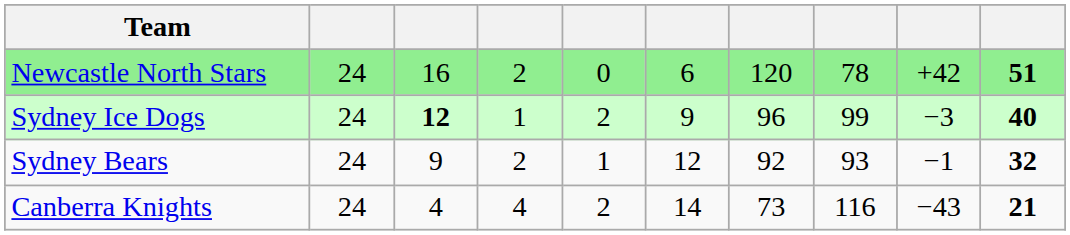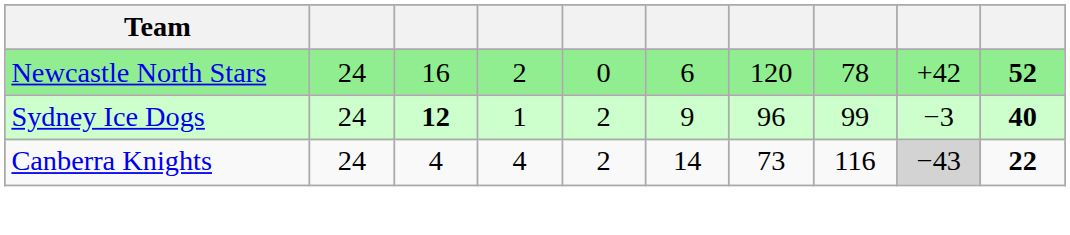(1023, 71) 51 -> (1023, 71) 52
- row: (90, 161)
(939, 206) no background -> (939, 161) lightgrey background
(1023, 206) 21 -> (1023, 161) 22
